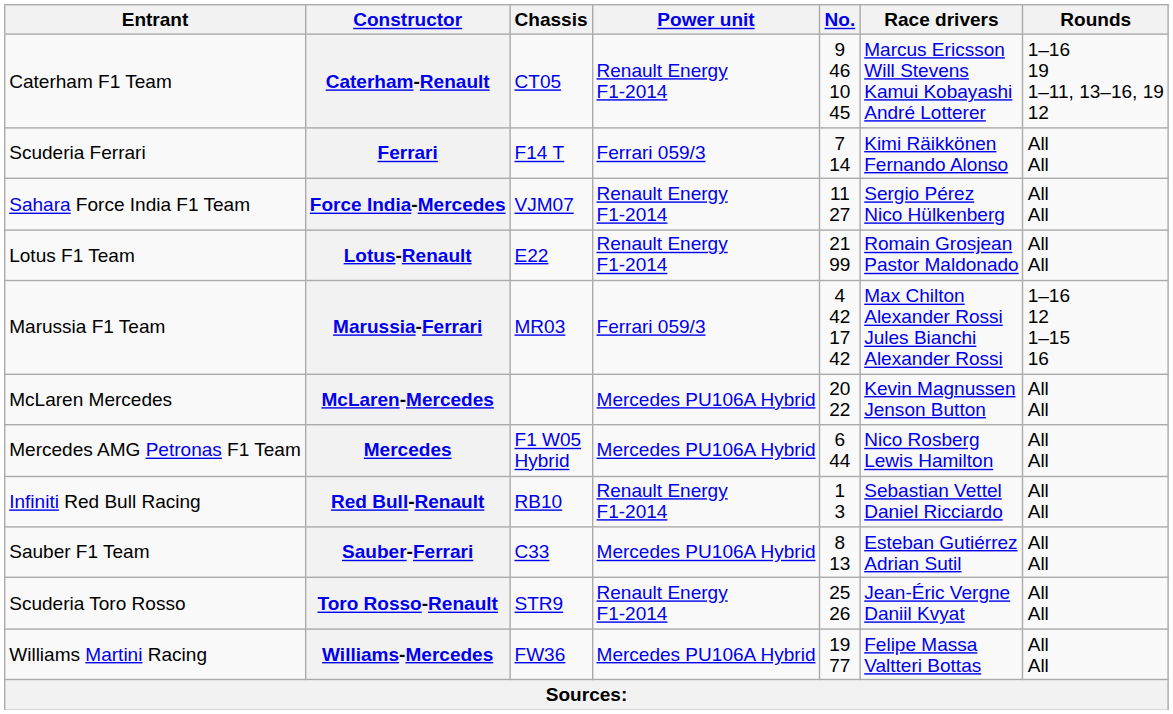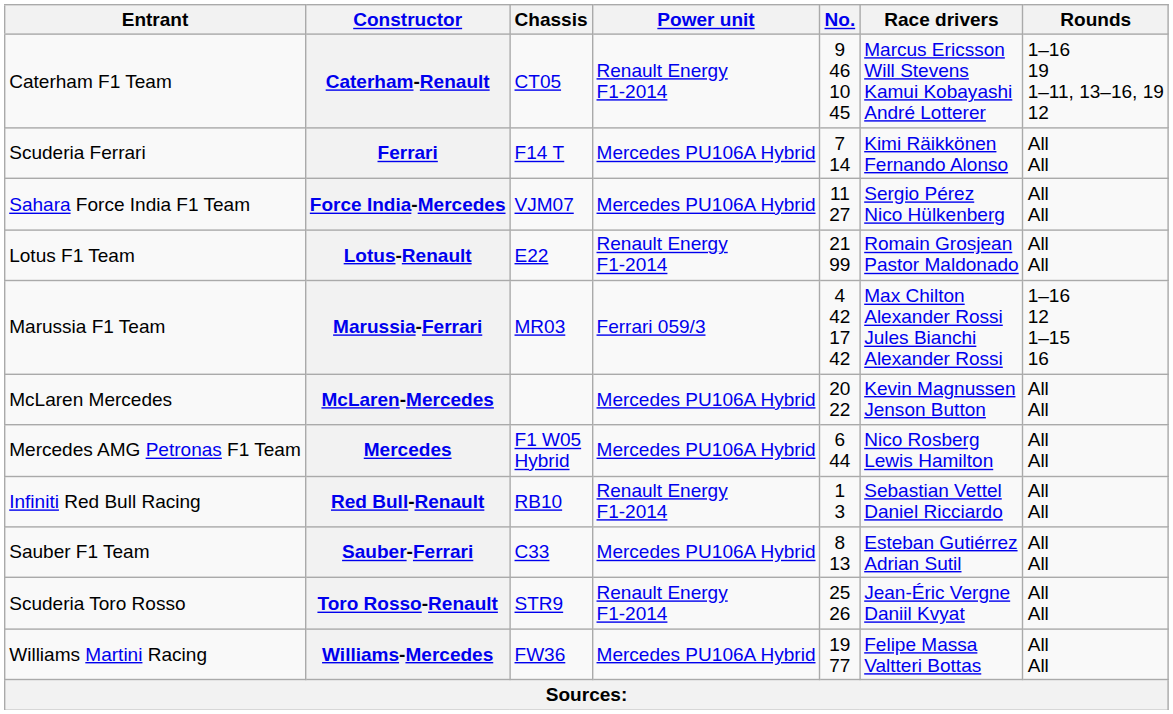(651, 153) Ferrari 059/3 -> (706, 153) Mercedes PU106A Hybrid
(662, 204) Renault Energy F1-2014 -> (706, 204) Mercedes PU106A Hybrid
